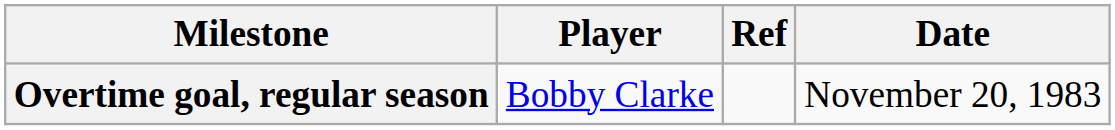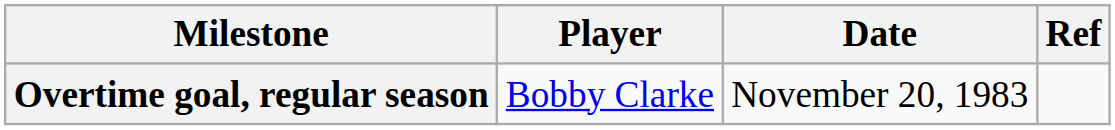columns swapped: (953, 34) <-> (759, 34)
